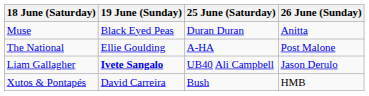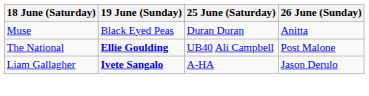(133, 47) normal -> (134, 47) bold
(200, 47) A-HA -> (230, 47) UB40 Ali Campbell
(230, 64) UB40 Ali Campbell -> (200, 64) A-HA
- row: (46, 82)
